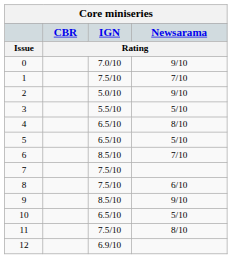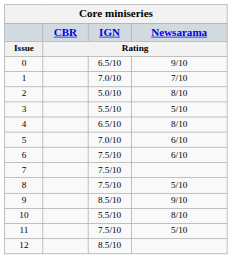(110, 64) 7.0/10 -> (110, 64) 6.5/10
(110, 79) 7.5/10 -> (110, 79) 7.0/10
(179, 94) 9/10 -> (179, 94) 8/10
(110, 140) 6.5/10 -> (110, 140) 7.0/10
(179, 140) 5/10 -> (179, 140) 6/10
(110, 155) 8.5/10 -> (110, 155) 7.5/10
(179, 155) 7/10 -> (179, 155) 6/10
(179, 185) 6/10 -> (179, 185) 5/10
(110, 215) 6.5/10 -> (110, 215) 5.5/10
(179, 215) 5/10 -> (179, 215) 8/10
(179, 231) 8/10 -> (179, 231) 5/10
(110, 246) 6.9/10 -> (110, 246) 8.5/10
